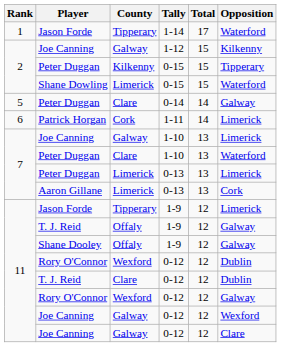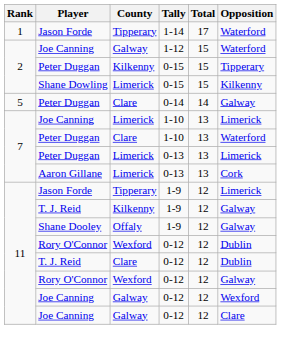(241, 48) Kilkenny -> (243, 48) Waterford
(243, 84) Waterford -> (241, 84) Kilkenny
- row: (72, 119)
(130, 137) Galway -> (133, 119) Limerick
(127, 226) Offaly -> (134, 208) Kilkenny
